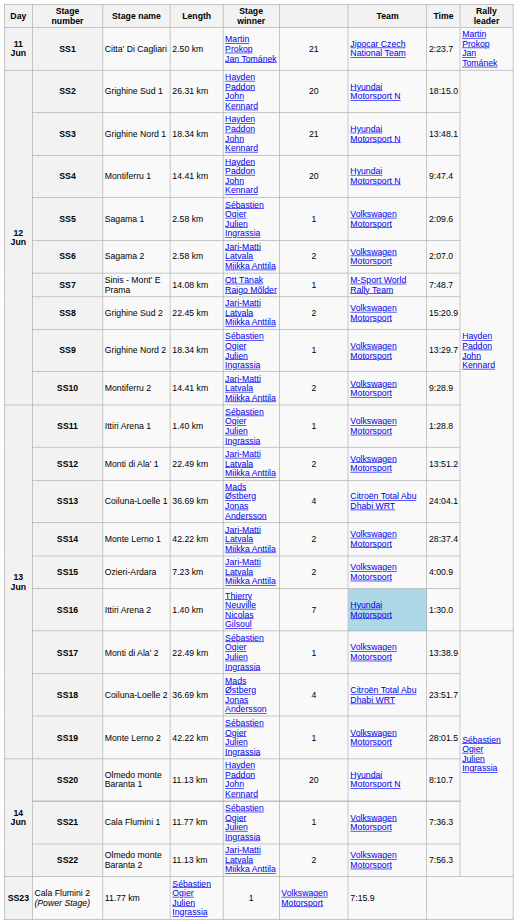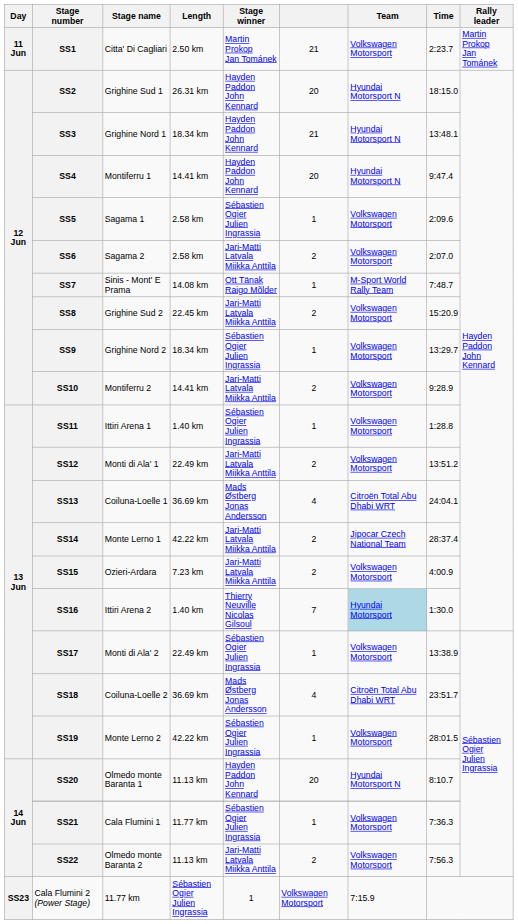(378, 48) Jipocar Czech National Team -> (374, 48) Volkswagen Motorsport
(374, 539) Volkswagen Motorsport -> (378, 539) Jipocar Czech National Team
